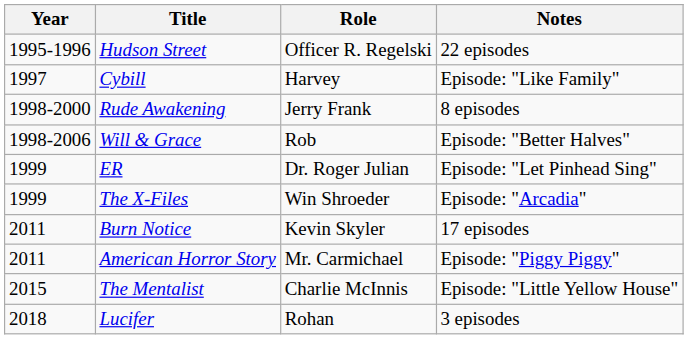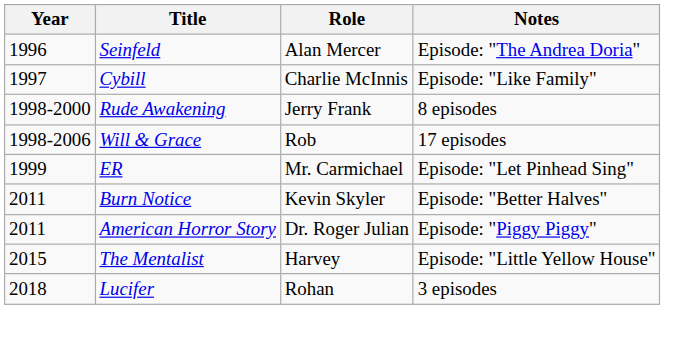- row: (153, 49)
+ row: (130, 49)
(312, 79) Harvey -> (346, 79) Charlie McInnis
(535, 139) Episode: "Better Halves" -> (462, 139) 17 episodes
(347, 169) Dr. Roger Julian -> (344, 169) Mr. Carmichael
- row: (144, 199)
(485, 229) 17 episodes -> (512, 199) Episode: "Better Halves"
(344, 259) Mr. Carmichael -> (347, 229) Dr. Roger Julian
(346, 288) Charlie McInnis -> (312, 259) Harvey
